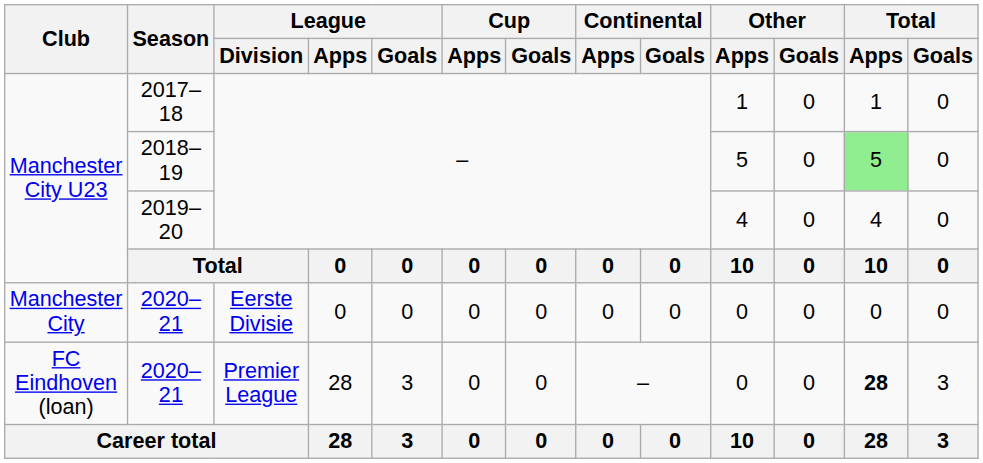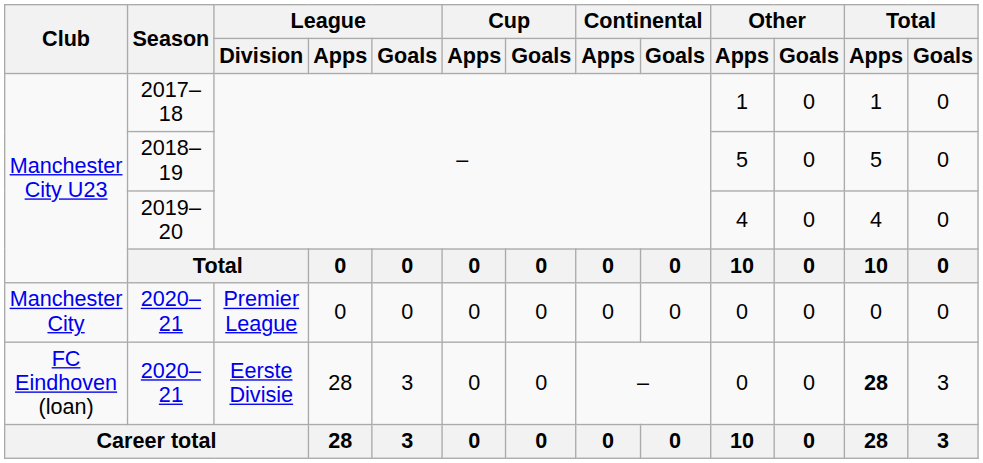(876, 160) lightgreen background -> (876, 160) no background
(261, 312) Eerste Divisie -> (261, 312) Premier League
(261, 382) Premier League -> (261, 382) Eerste Divisie
